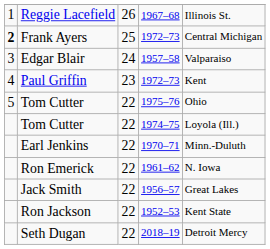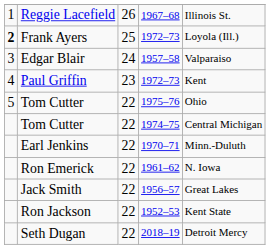(224, 37) Central Michigan -> (212, 37) Loyola (Ill.)
(212, 124) Loyola (Ill.) -> (224, 124) Central Michigan
